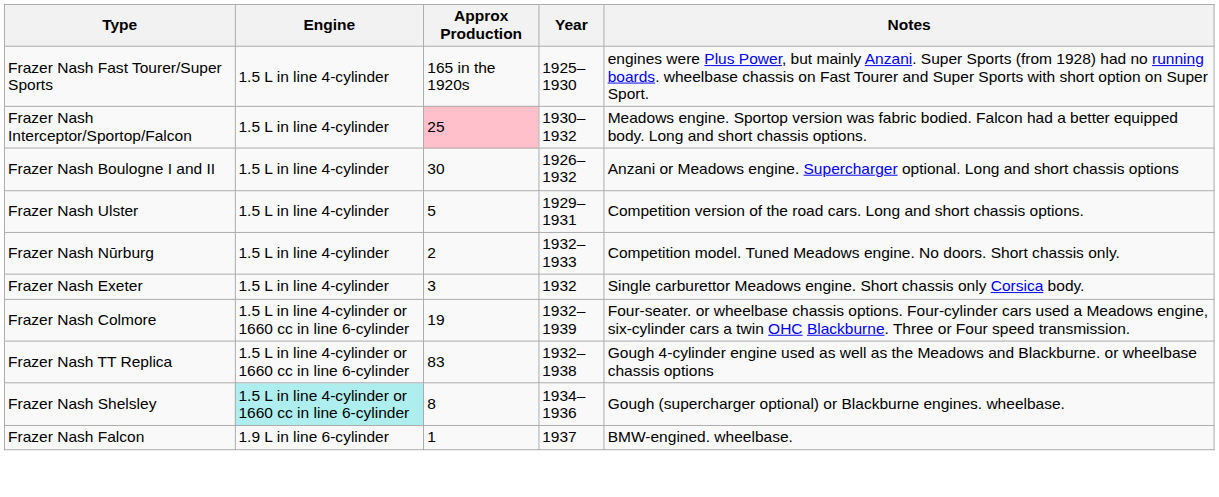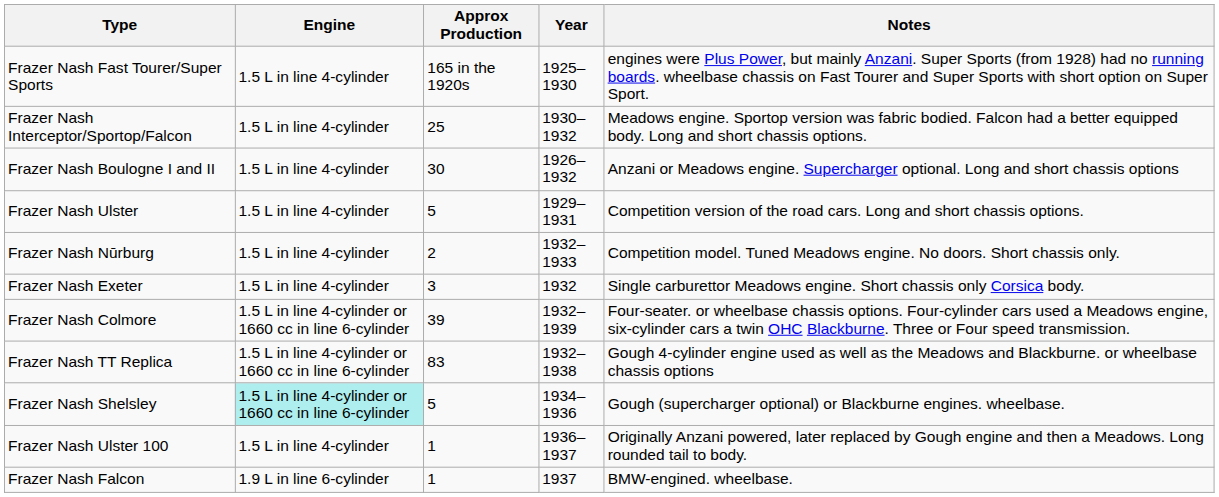(436, 127) pink background -> (436, 127) no background
(436, 320) 19 -> (436, 320) 39
(432, 404) 8 -> (432, 404) 5
+ row: (88, 446)
